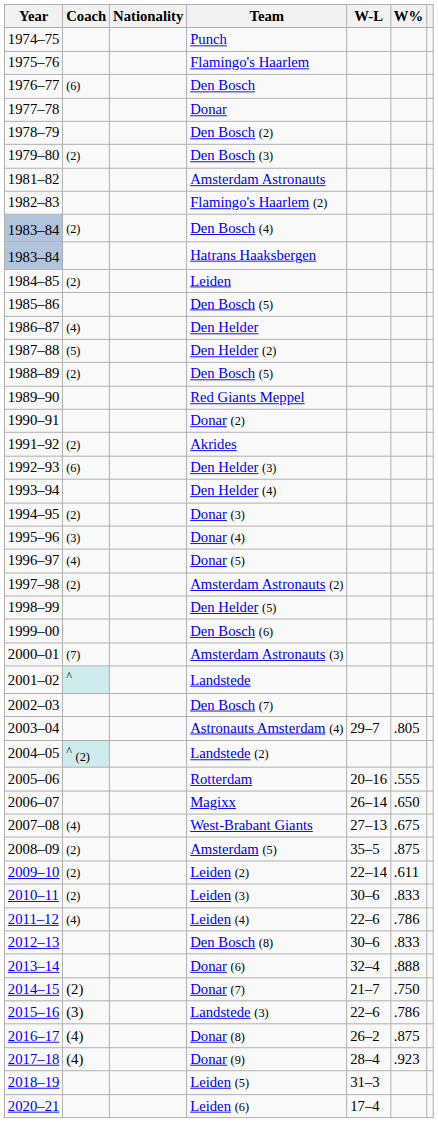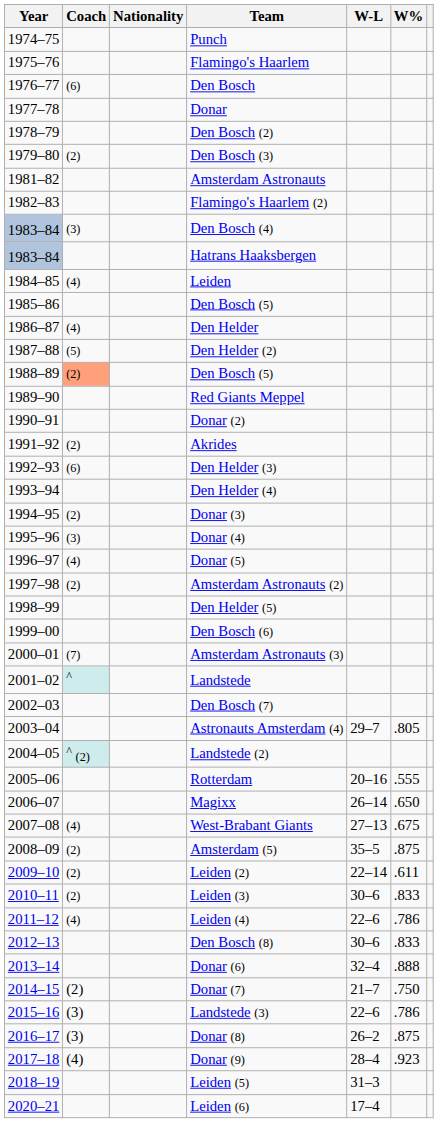(73, 229) (2) -> (73, 229) (3)
(73, 281) (2) -> (73, 281) (4)
(73, 375) no background -> (73, 375) lightsalmon background
(75, 1035) (4) -> (75, 1035) (3)
